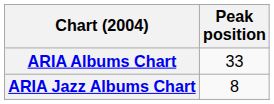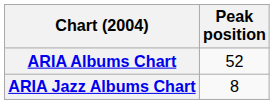(234, 61) 33 -> (234, 61) 52
